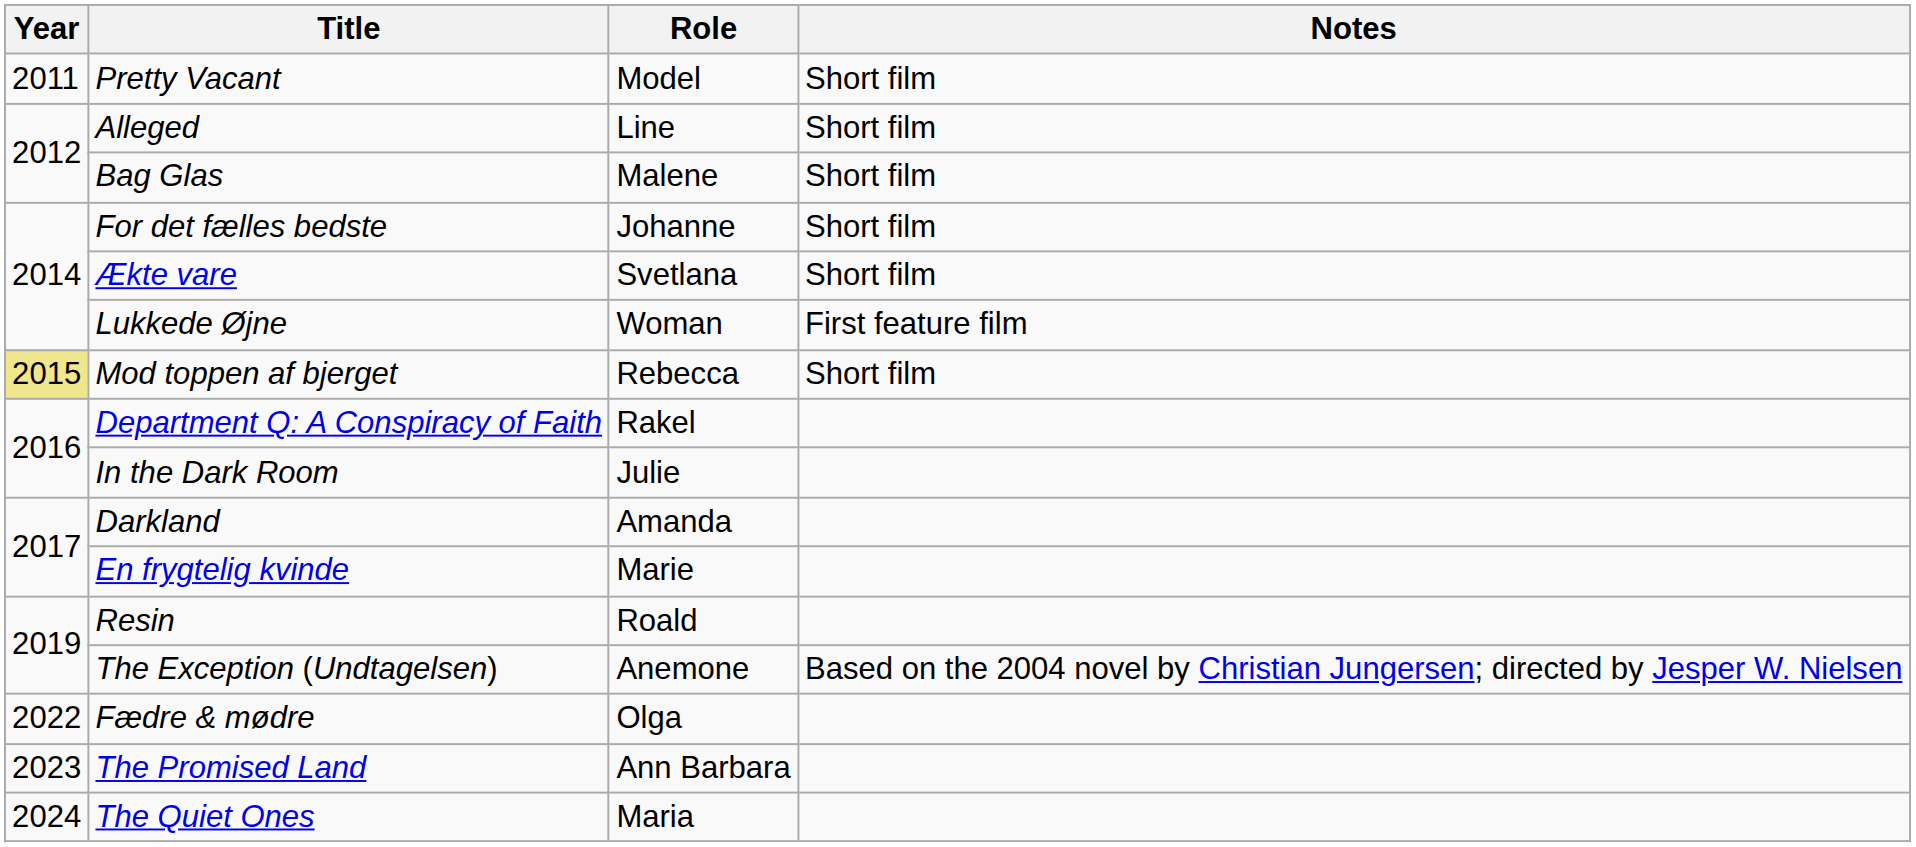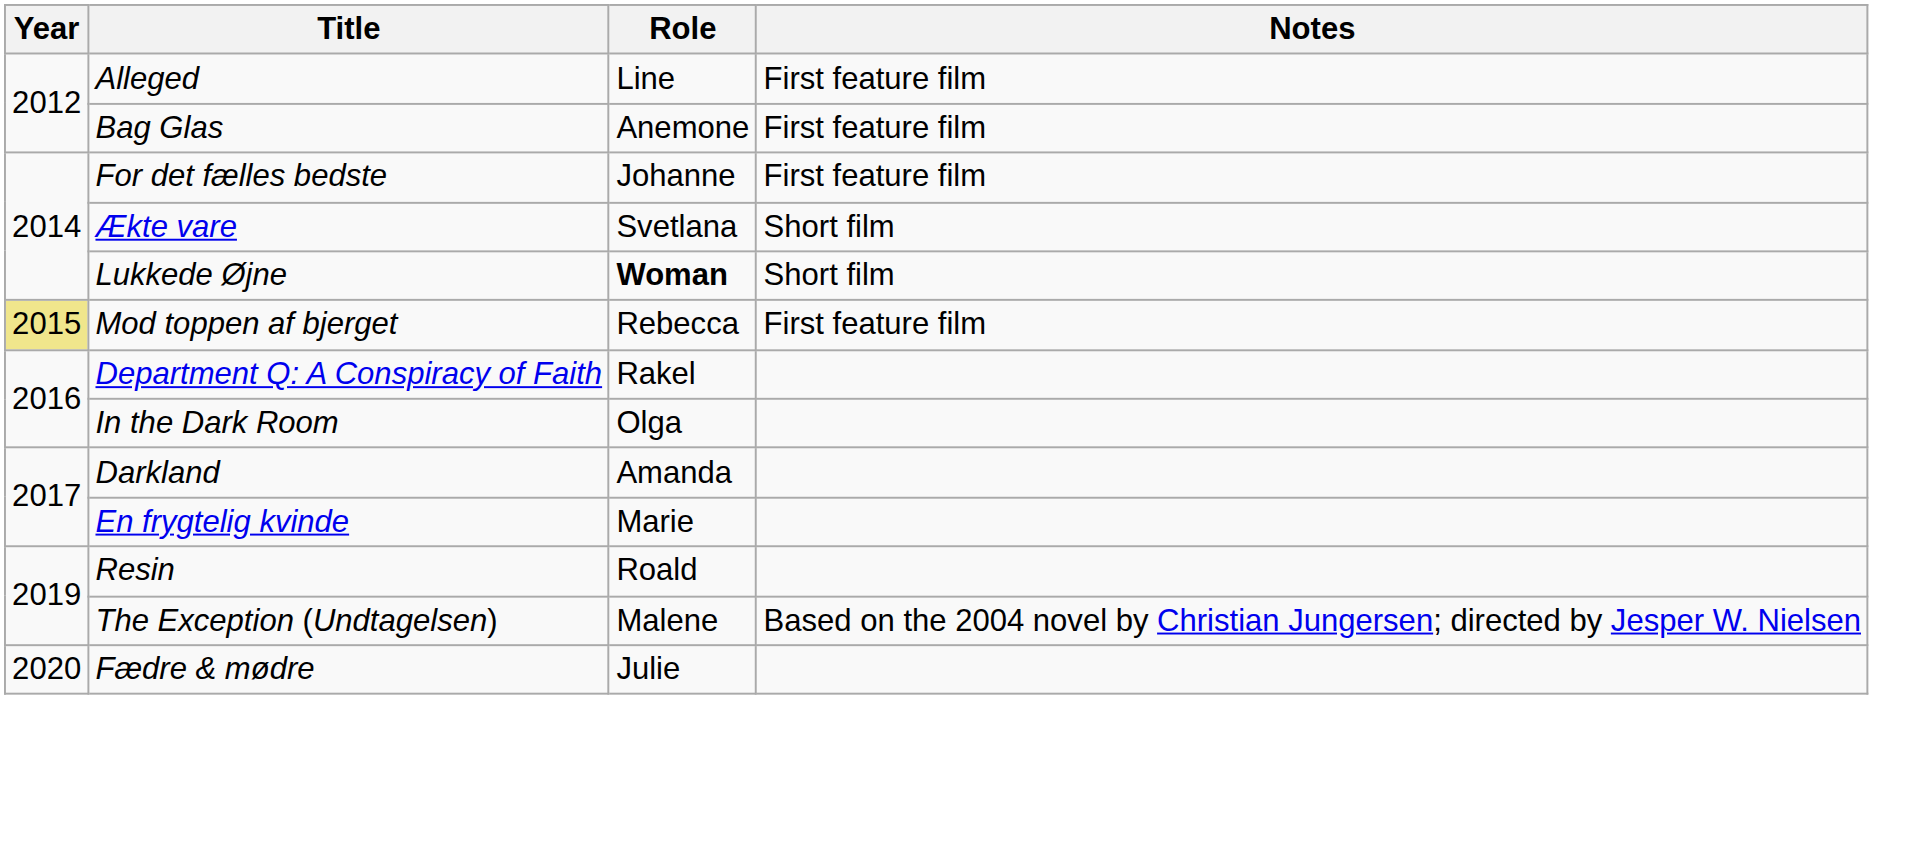- row: (188, 78)
(871, 127) Short film -> (875, 78) First feature film
(667, 176) Malene -> (683, 127) Anemone
(871, 176) Short film -> (875, 127) First feature film
(871, 226) Short film -> (875, 176) First feature film
(670, 324) normal -> (672, 275) bold
(916, 324) First feature film -> (829, 275) Short film
(871, 373) Short film -> (875, 324) First feature film
(648, 472) Julie -> (649, 422) Olga
(683, 669) Anemone -> (667, 619) Malene
(47, 718) 2022 -> (47, 669) 2020
(649, 718) Olga -> (648, 669) Julie
- row: (231, 767)
- row: (205, 816)
